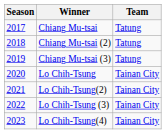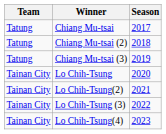columns swapped: (20, 12) <-> (137, 12)
